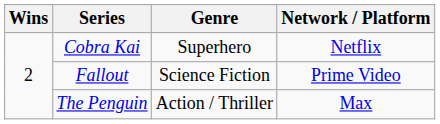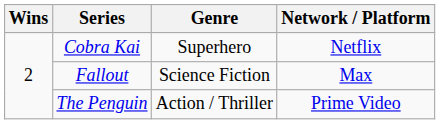(356, 75) Prime Video -> (356, 75) Max
(356, 103) Max -> (356, 103) Prime Video
